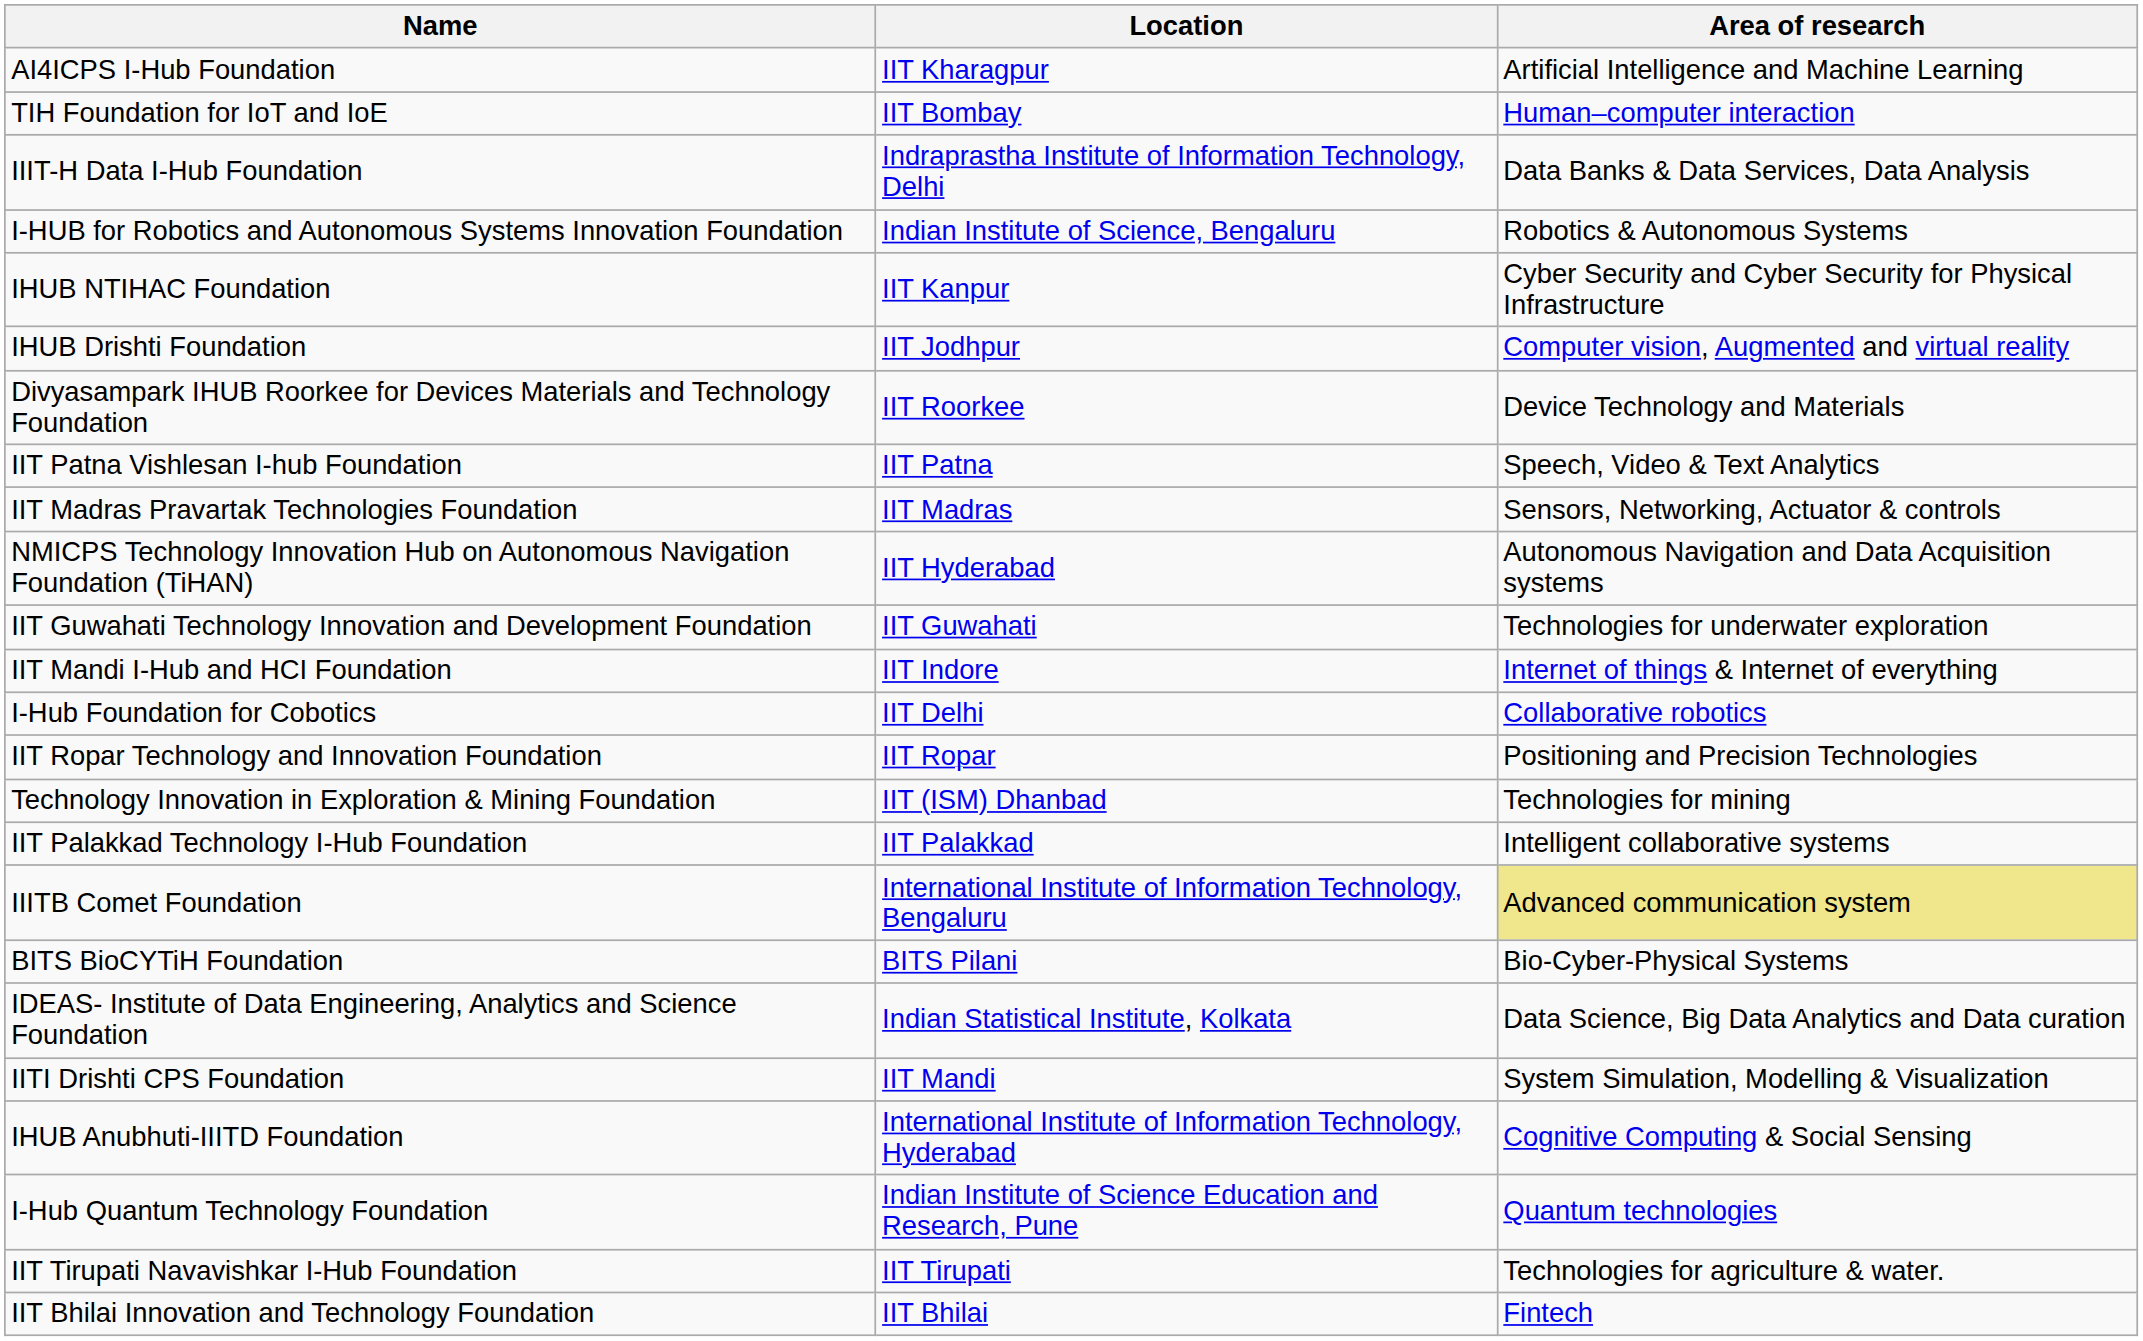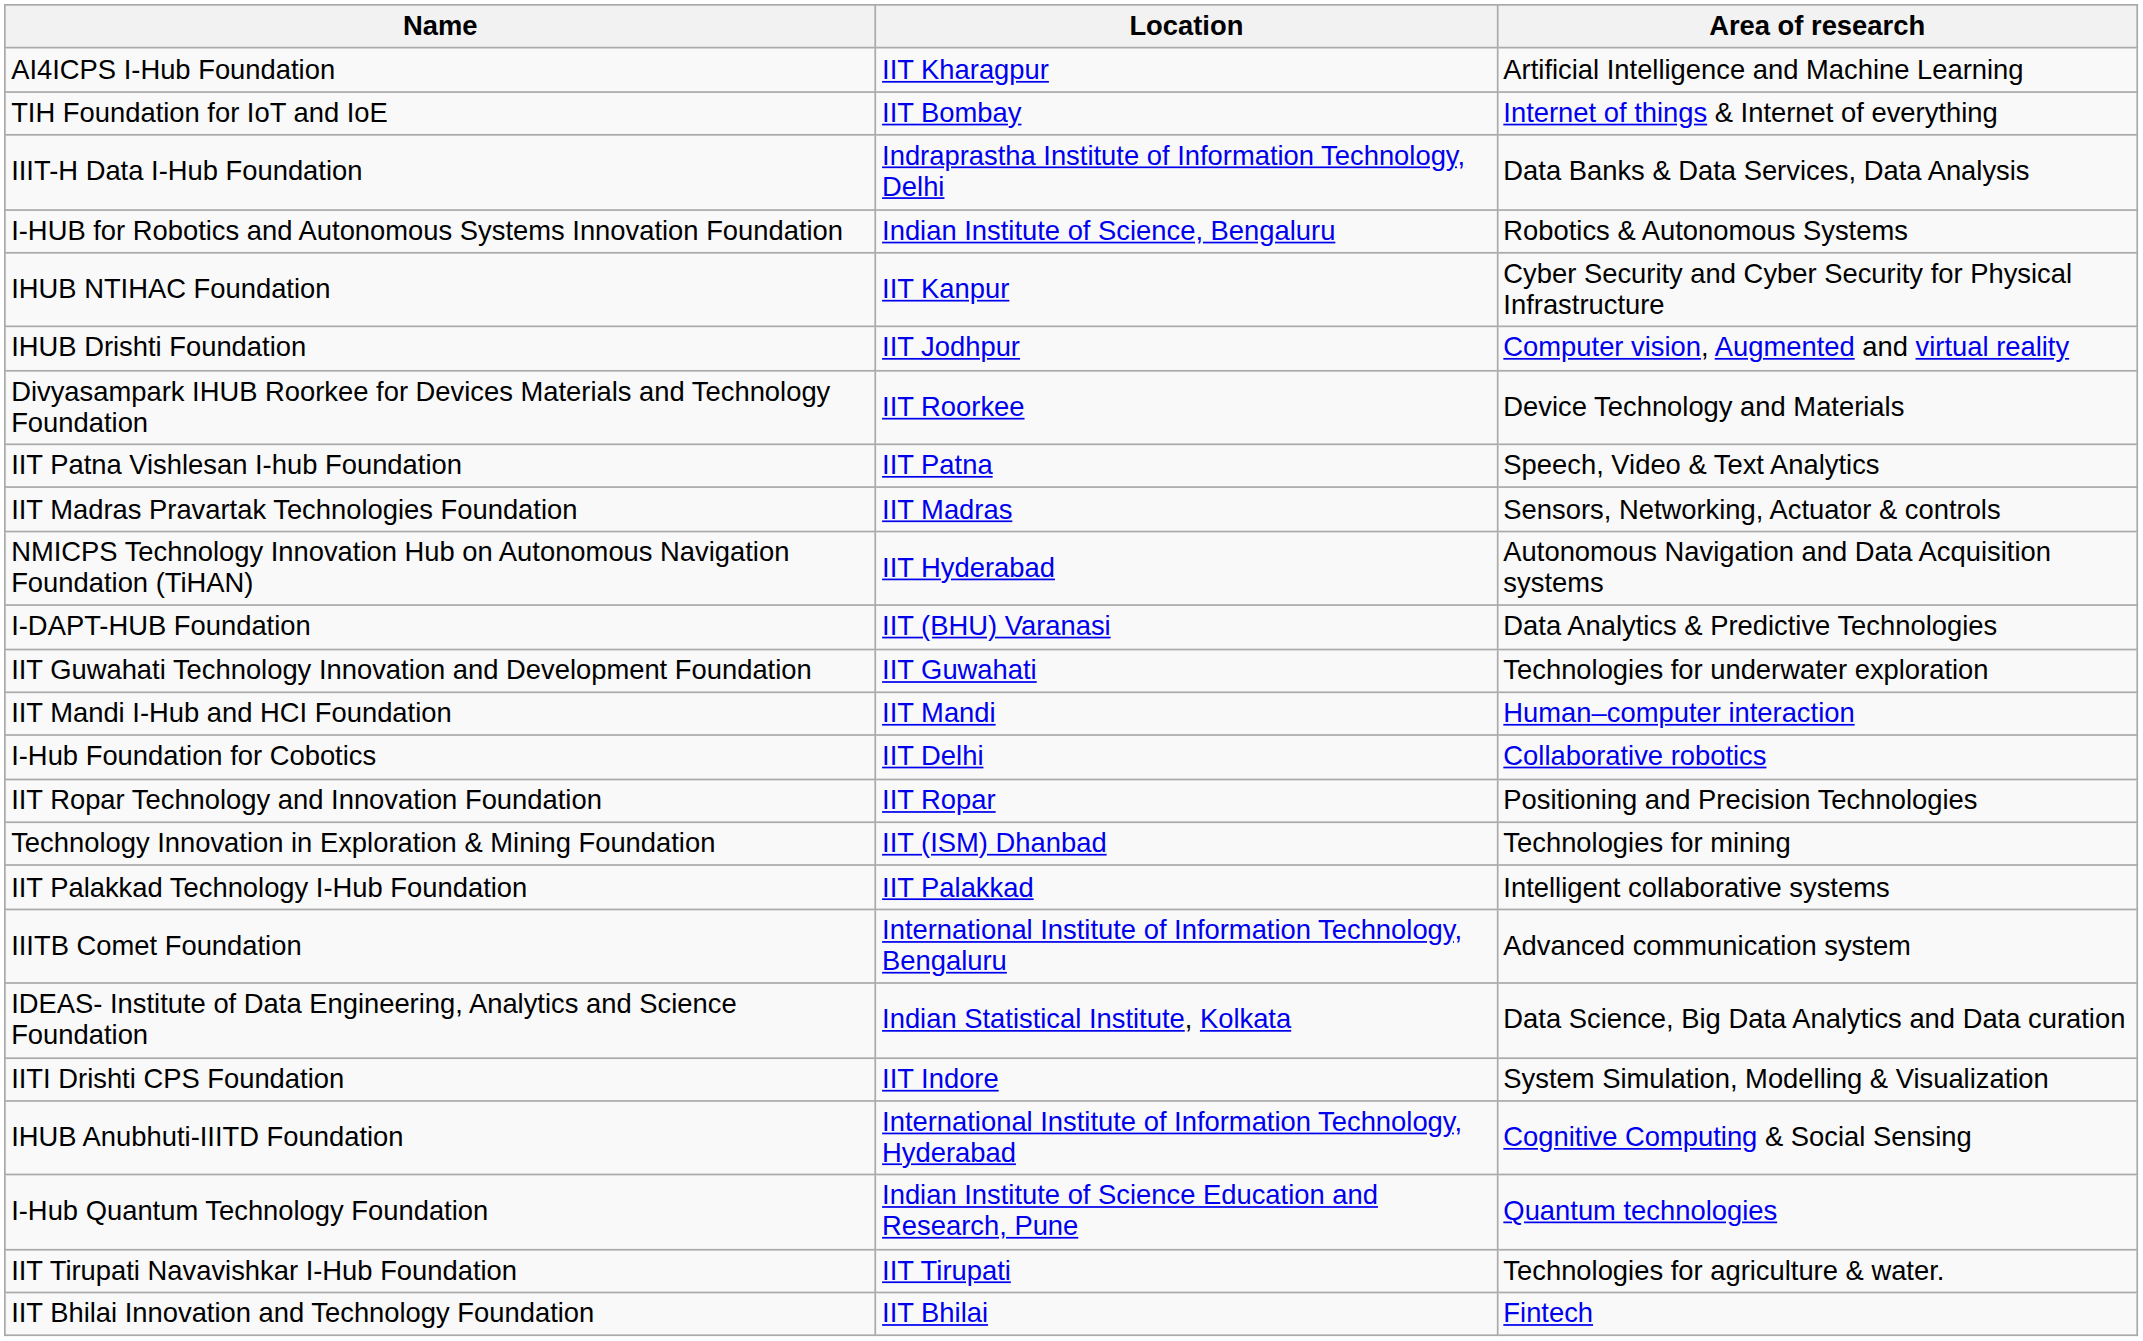(1679, 112) Human–computer interaction -> (1750, 112) Internet of things & Internet of everything
+ row: (161, 626)
(940, 670) IIT Indore -> (939, 713) IIT Mandi
(1750, 670) Internet of things & Internet of everything -> (1679, 713) Human–computer interaction
(1707, 902) khaki background -> (1707, 945) no background
- row: (177, 961)
(939, 1078) IIT Mandi -> (940, 1078) IIT Indore
